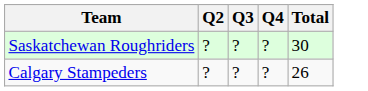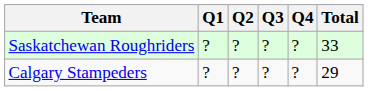+ column: (213, 18)
(300, 45) 30 -> (330, 45) 33
(300, 72) 26 -> (330, 72) 29
